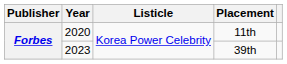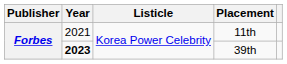(78, 31) 2020 -> (78, 31) 2021
(78, 50) normal -> (78, 50) bold
